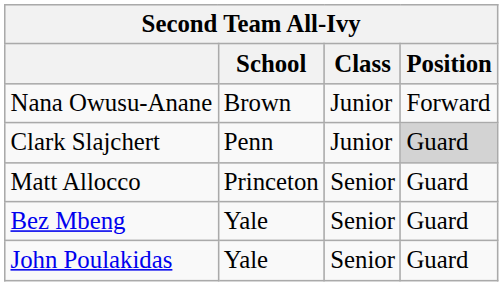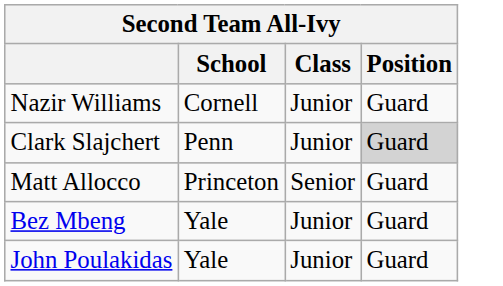- row: (111, 102)
+ row: (86, 102)
(363, 220) Senior -> (321, 220) Junior
(363, 260) Senior -> (321, 260) Junior
